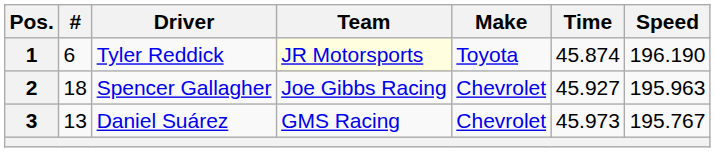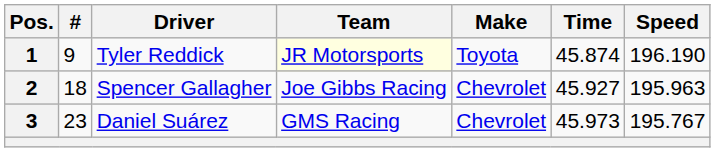(69, 55) 6 -> (69, 55) 9
(75, 121) 13 -> (75, 121) 23
